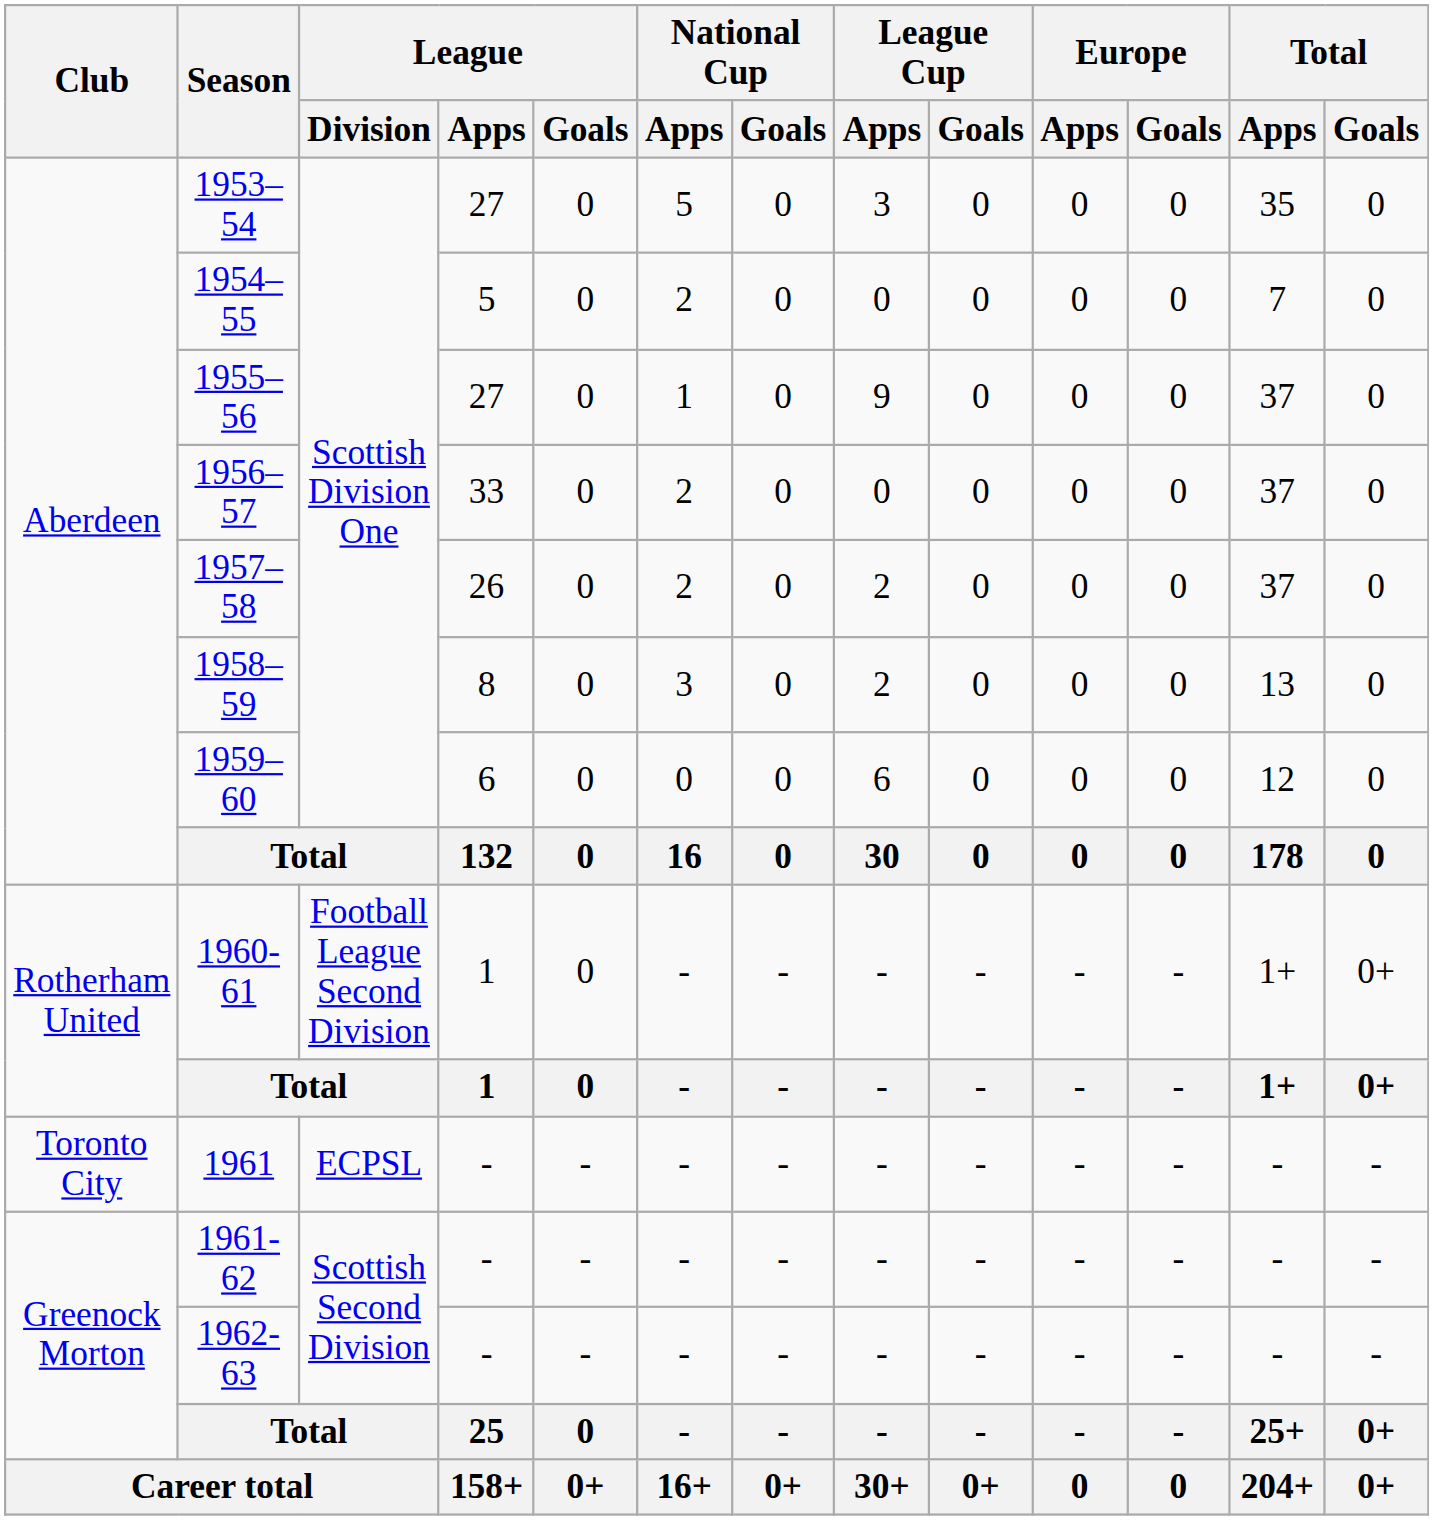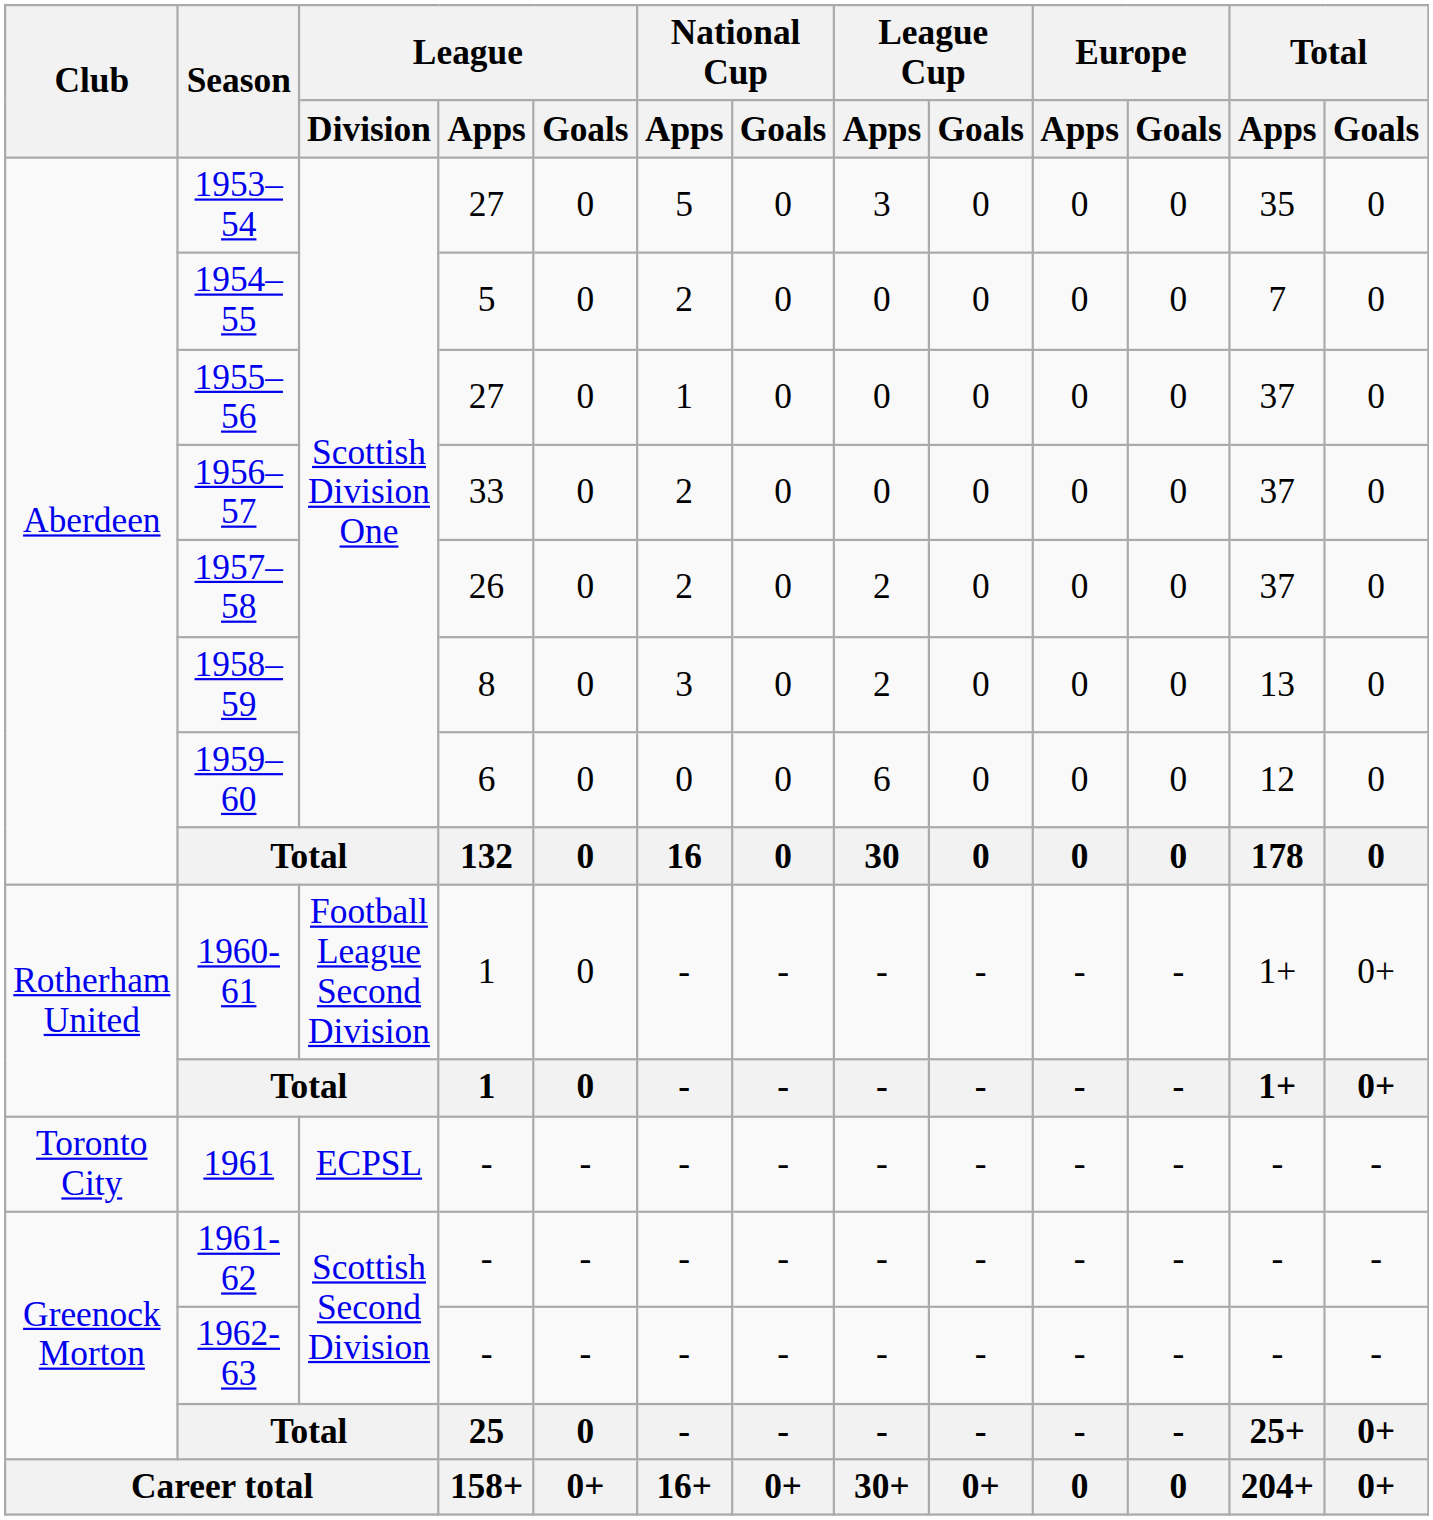(882, 396) 9 -> (882, 396) 0
